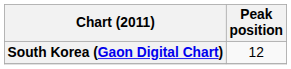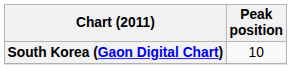(256, 52) 12 -> (256, 52) 10
